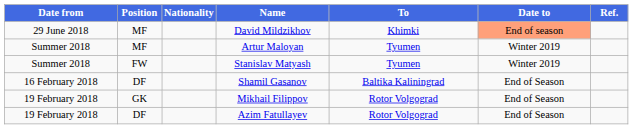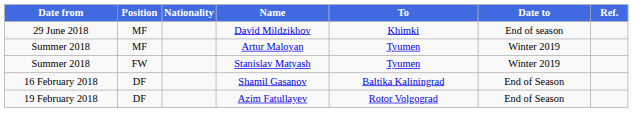(534, 30) lightsalmon background -> (534, 30) no background
- row: (272, 98)
